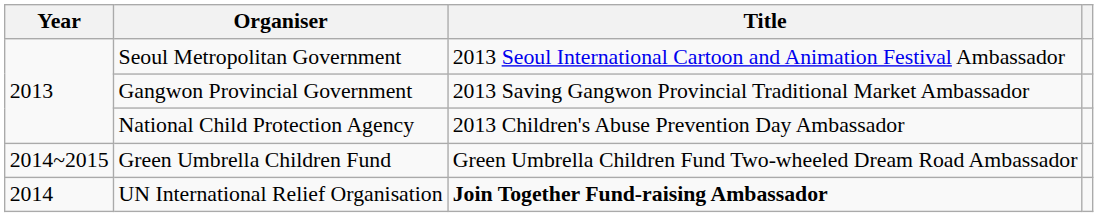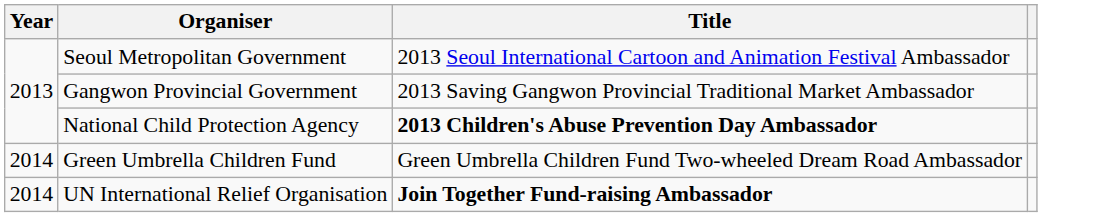(679, 125) normal -> (637, 125) bold
(59, 159) 2014~2015 -> (31, 159) 2014
